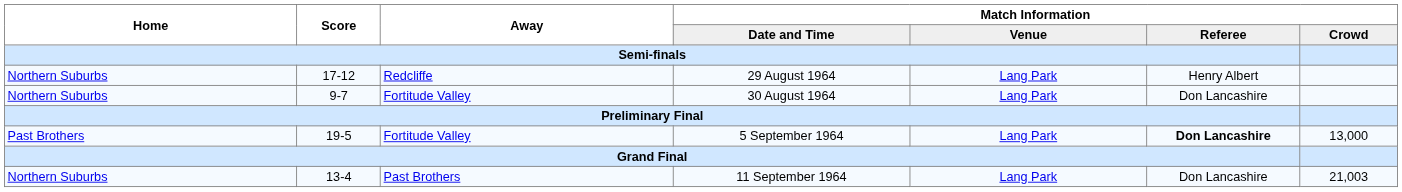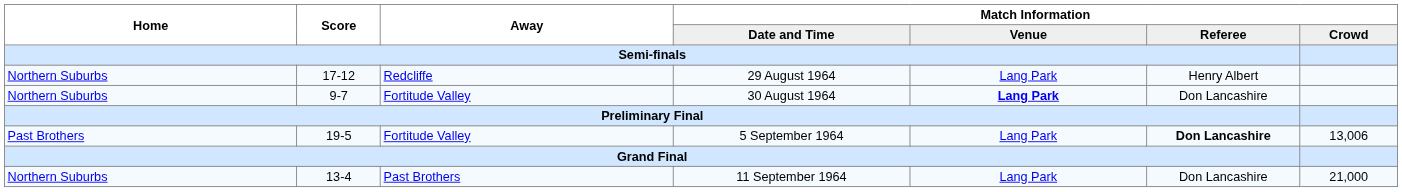(1028, 96) normal -> (1028, 96) bold
(1349, 136) 13,000 -> (1349, 136) 13,006
(1349, 176) 21,003 -> (1349, 176) 21,000
